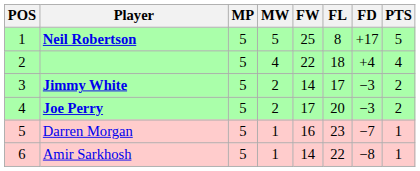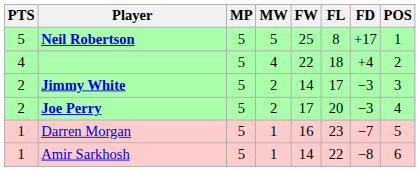columns swapped: (22, 16) <-> (399, 16)
